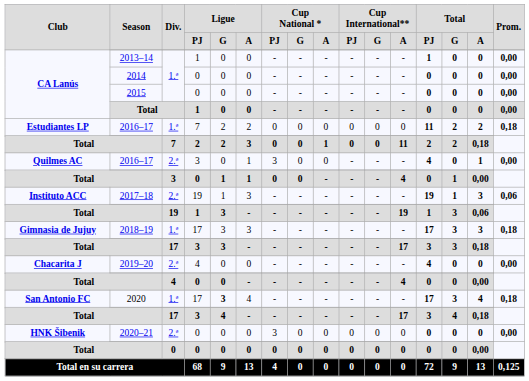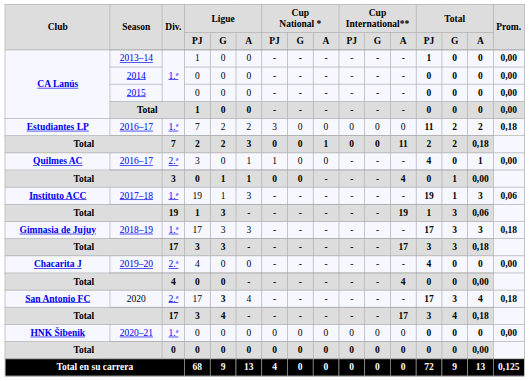(275, 127) 0 -> (275, 127) 3
(275, 161) 3 -> (275, 161) 1
(173, 196) 2.ª -> (173, 196) 1.ª
(173, 299) 1.ª -> (173, 299) 2.ª
(173, 333) 2.ª -> (173, 333) 1.ª
(275, 333) 3 -> (275, 333) 0
